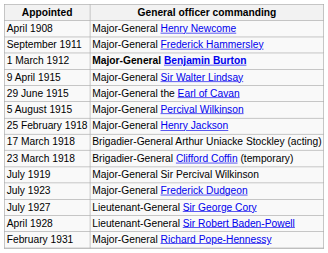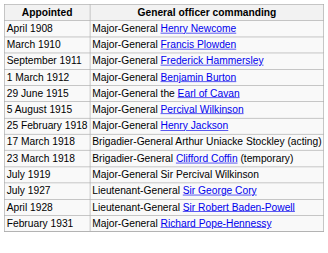+ row: (34, 45)
(169, 61) bold -> (164, 77) normal
- row: (34, 77)
- row: (29, 191)
